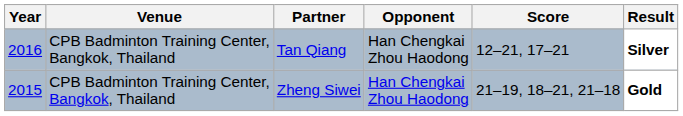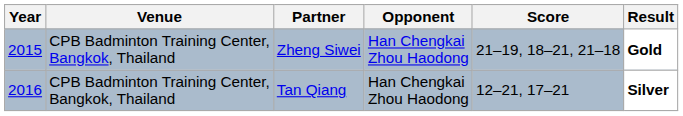rows swapped: (319, 91) <-> (312, 50)
